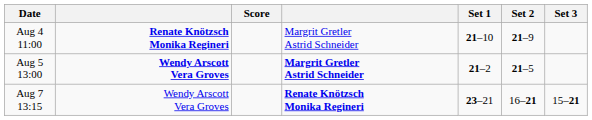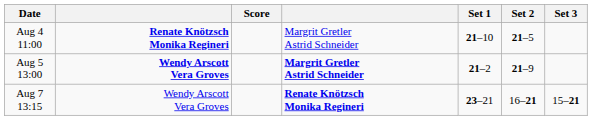(523, 38) 21–9 -> (523, 38) 21–5
(523, 69) 21–5 -> (523, 69) 21–9
